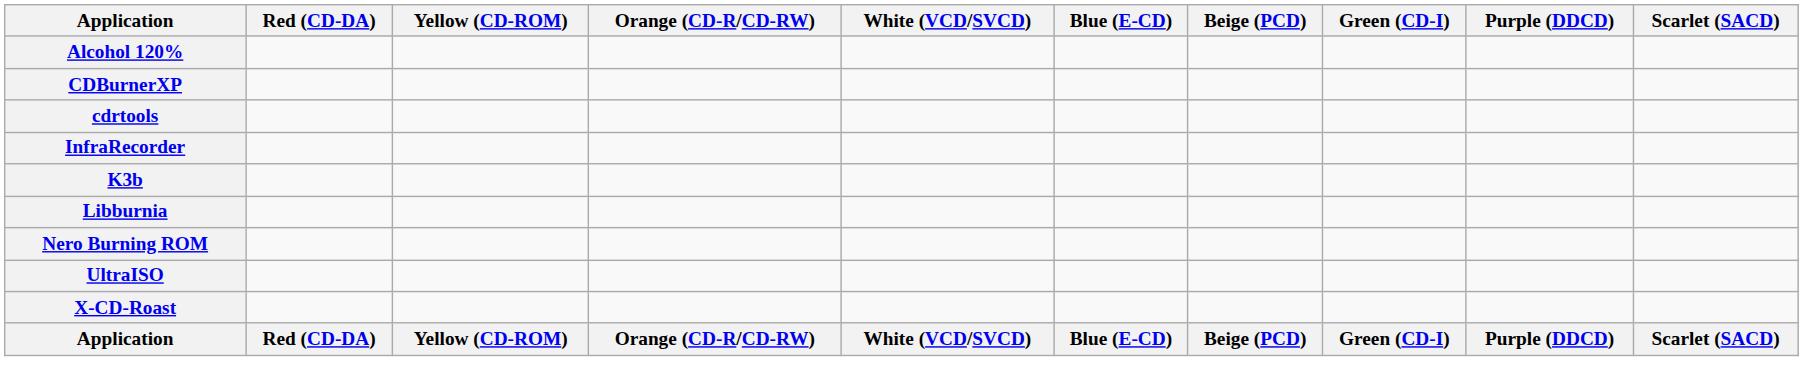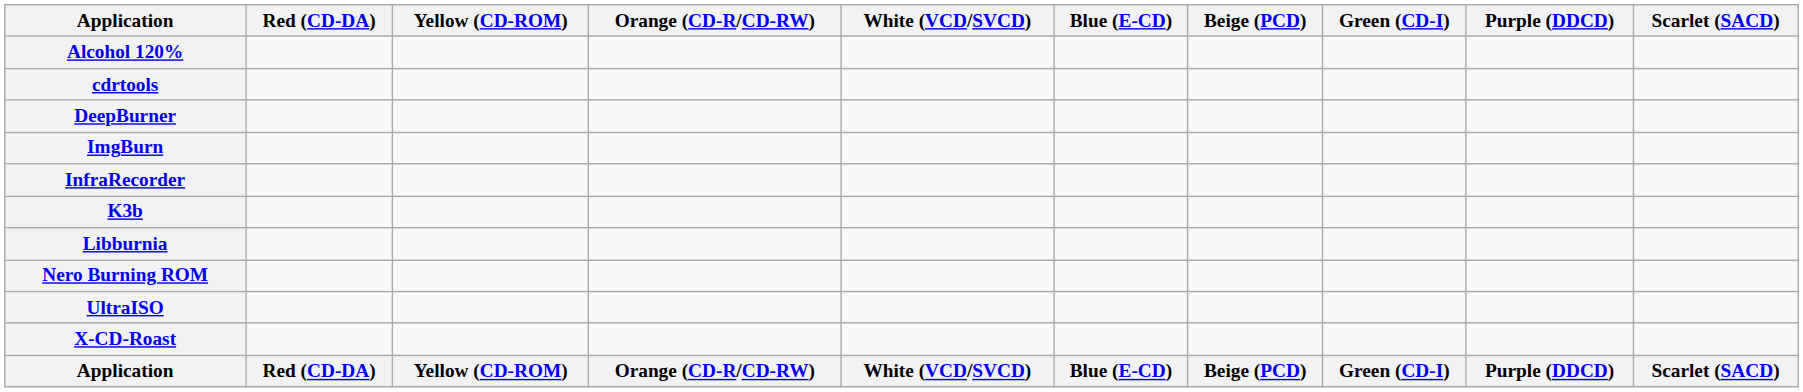- row: (125, 83)
+ row: (125, 115)
+ row: (125, 147)
